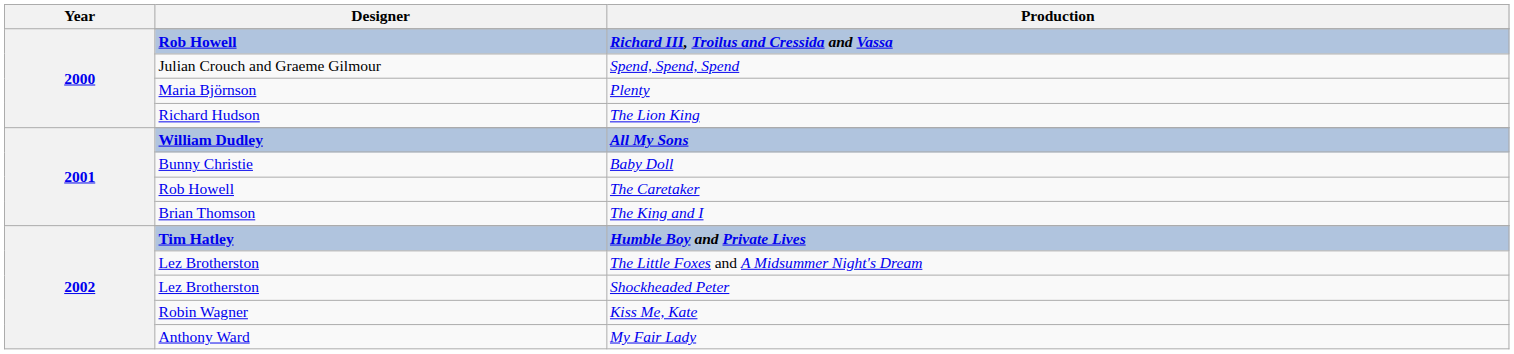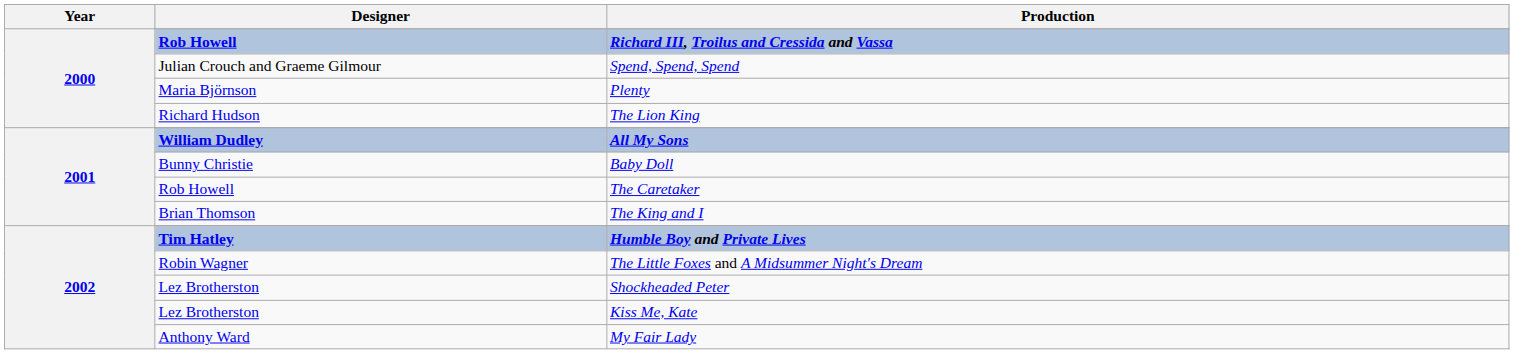(209, 262) Lez Brotherston -> (203, 262) Robin Wagner
(203, 312) Robin Wagner -> (209, 312) Lez Brotherston
